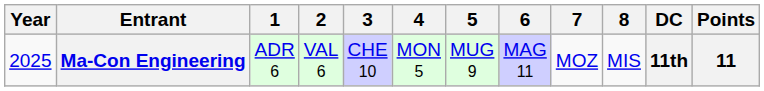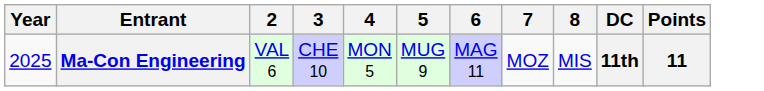- column: (275, 19)
